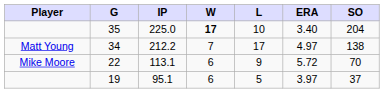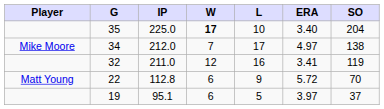(47, 46) Matt Young -> (47, 46) Mike Moore
(162, 46) 212.2 -> (162, 46) 212.0
+ row: (114, 63)
(47, 63) Mike Moore -> (47, 79) Matt Young
(162, 63) 113.1 -> (162, 79) 112.8
